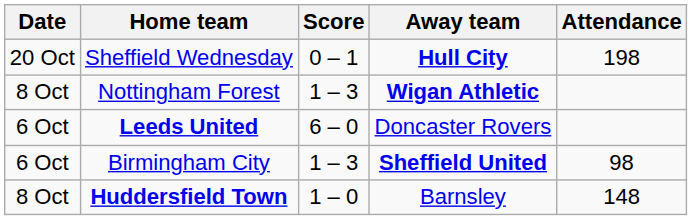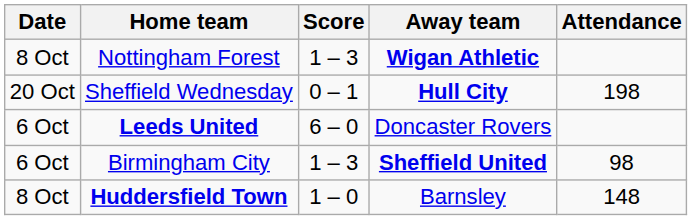rows swapped: (189, 92) <-> (189, 57)
